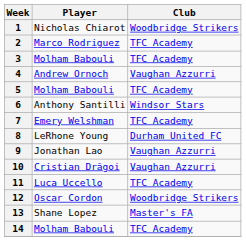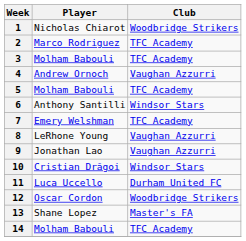(176, 136) Durham United FC -> (173, 136) Vaughan Azzurri
(173, 167) Vaughan Azzurri -> (167, 167) Windsor Stars
(161, 182) TFC Academy -> (176, 182) Durham United FC
